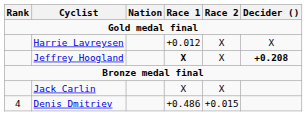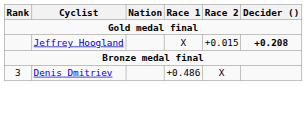- row: (79, 42)
(183, 58) bold -> (183, 42) normal
(222, 58) X -> (222, 42) +0.015
- row: (65, 88)
(18, 104) 4 -> (18, 73) 3
(222, 104) +0.015 -> (222, 73) X
